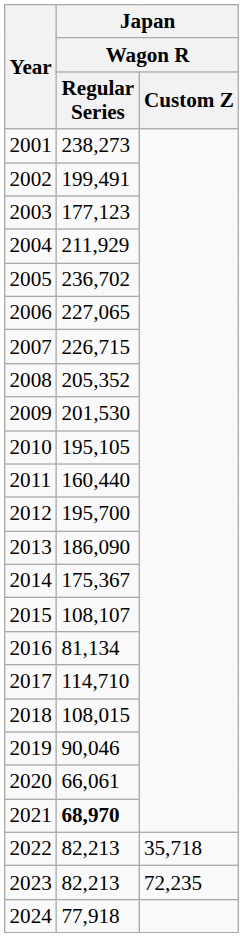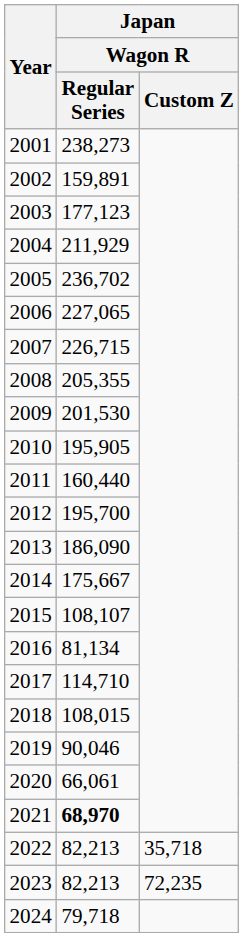(96, 178) 199,491 -> (96, 178) 159,891
(96, 379) 205,352 -> (96, 379) 205,355
(96, 446) 195,105 -> (96, 446) 195,905
(96, 580) 175,367 -> (96, 580) 175,667
(91, 915) 77,918 -> (91, 915) 79,718
